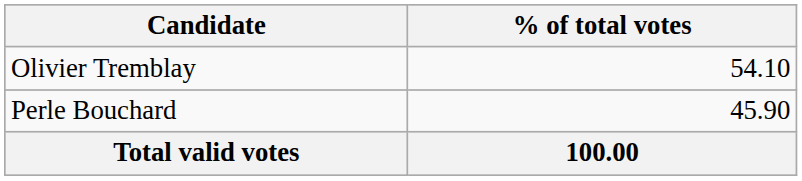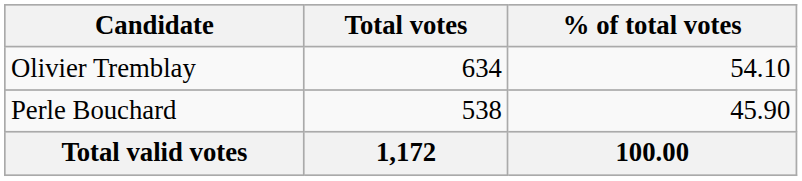+ column: (406, 25)
